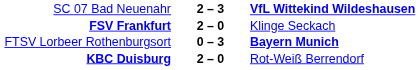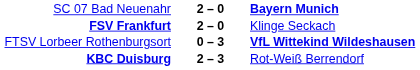(210, 9) 2 – 3 -> (210, 9) 2 – 0
(333, 9) VfL Wittekind Wildeshausen -> (294, 9) Bayern Munich
(294, 42) Bayern Munich -> (333, 42) VfL Wittekind Wildeshausen
(210, 58) 2 – 0 -> (210, 58) 2 – 3
